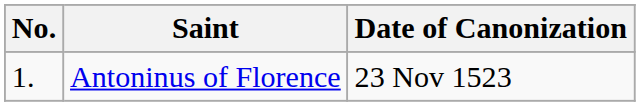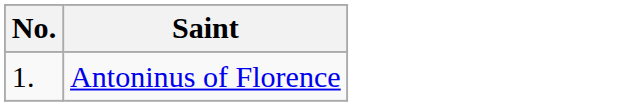- column: (491, 28)
